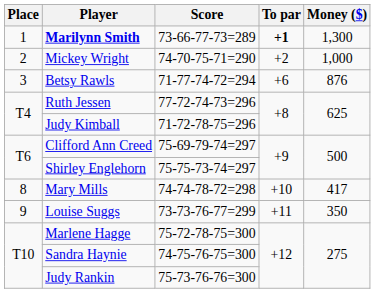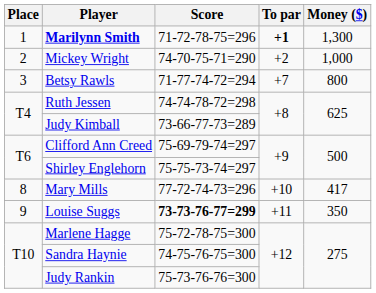(207, 37) 73-66-77-73=289 -> (207, 37) 71-72-78-75=296
(281, 80) +6 -> (281, 80) +7
(337, 80) 876 -> (337, 80) 800
(207, 102) 77-72-74-73=296 -> (207, 102) 74-74-78-72=298
(207, 124) 71-72-78-75=296 -> (207, 124) 73-66-77-73=289
(207, 189) 74-74-78-72=298 -> (207, 189) 77-72-74-73=296
(207, 211) normal -> (207, 211) bold
